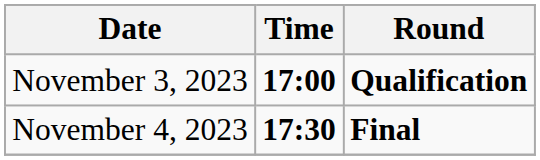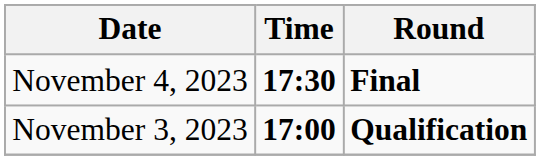rows swapped: (130, 79) <-> (130, 129)
